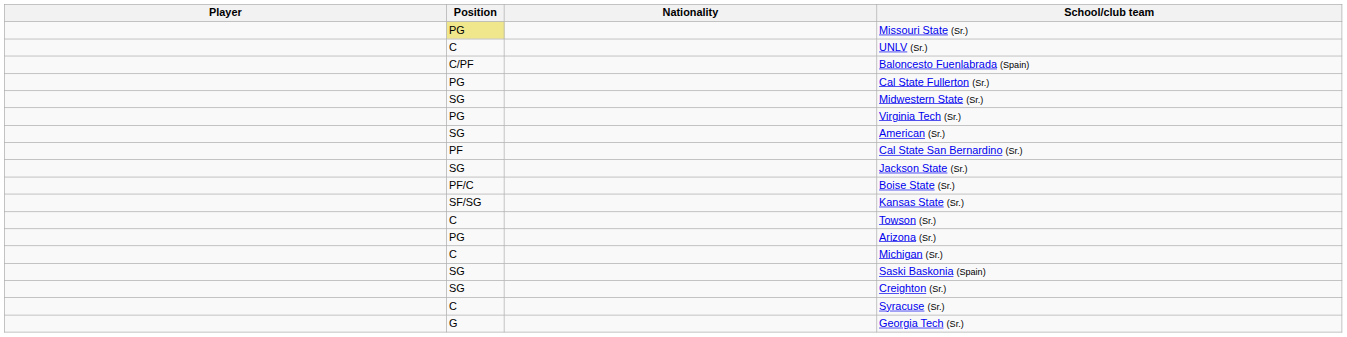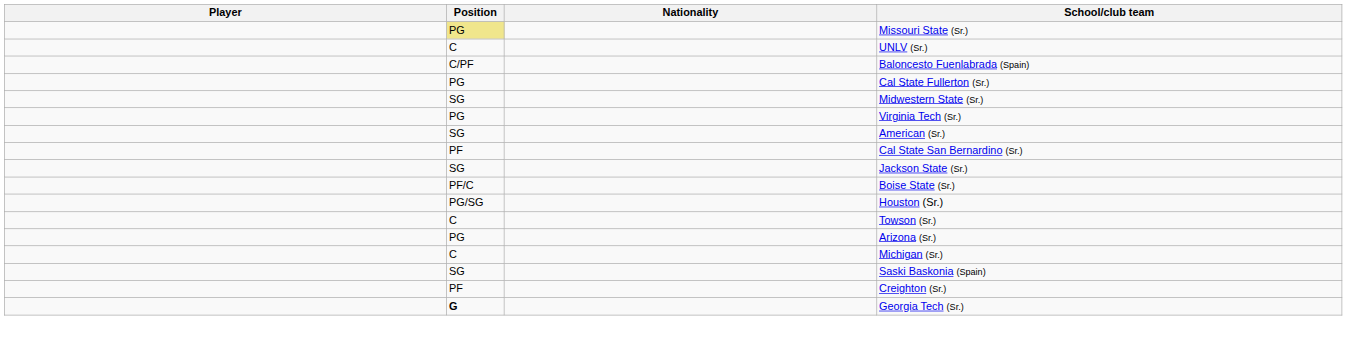+ row: (911, 202)
- row: (921, 202)
(457, 289) SG -> (456, 289) PF
- row: (912, 306)
(453, 323) normal -> (453, 306) bold
